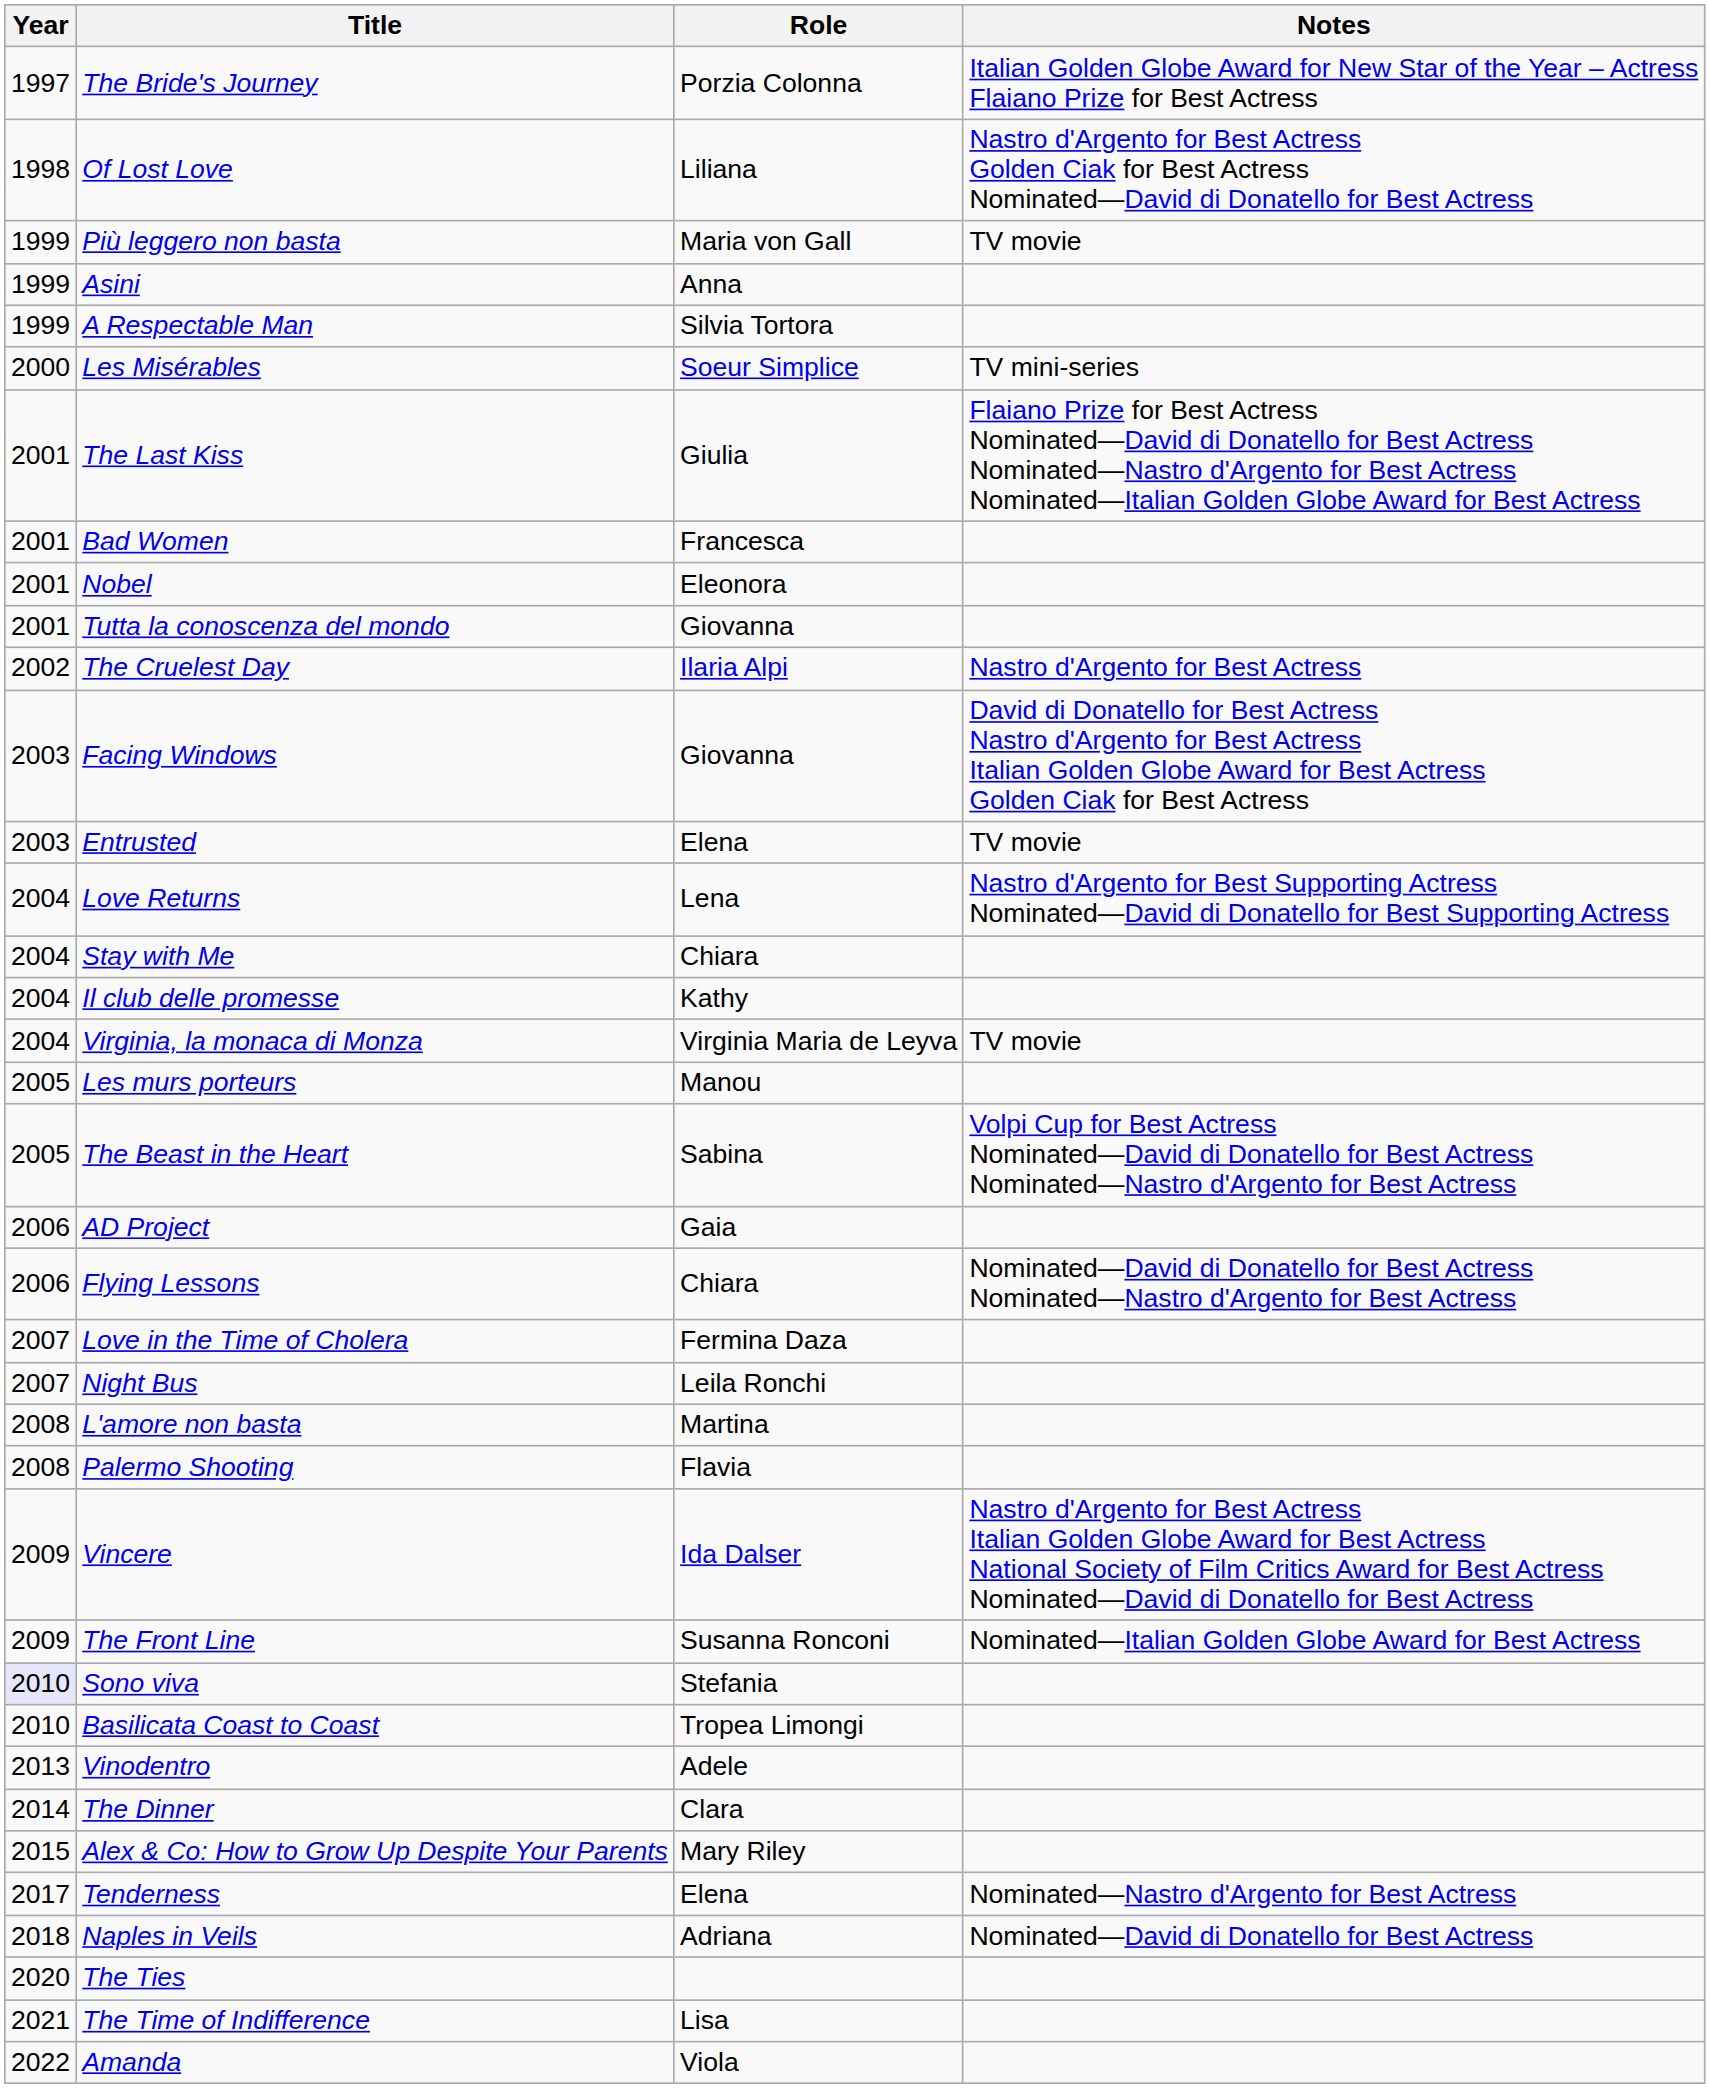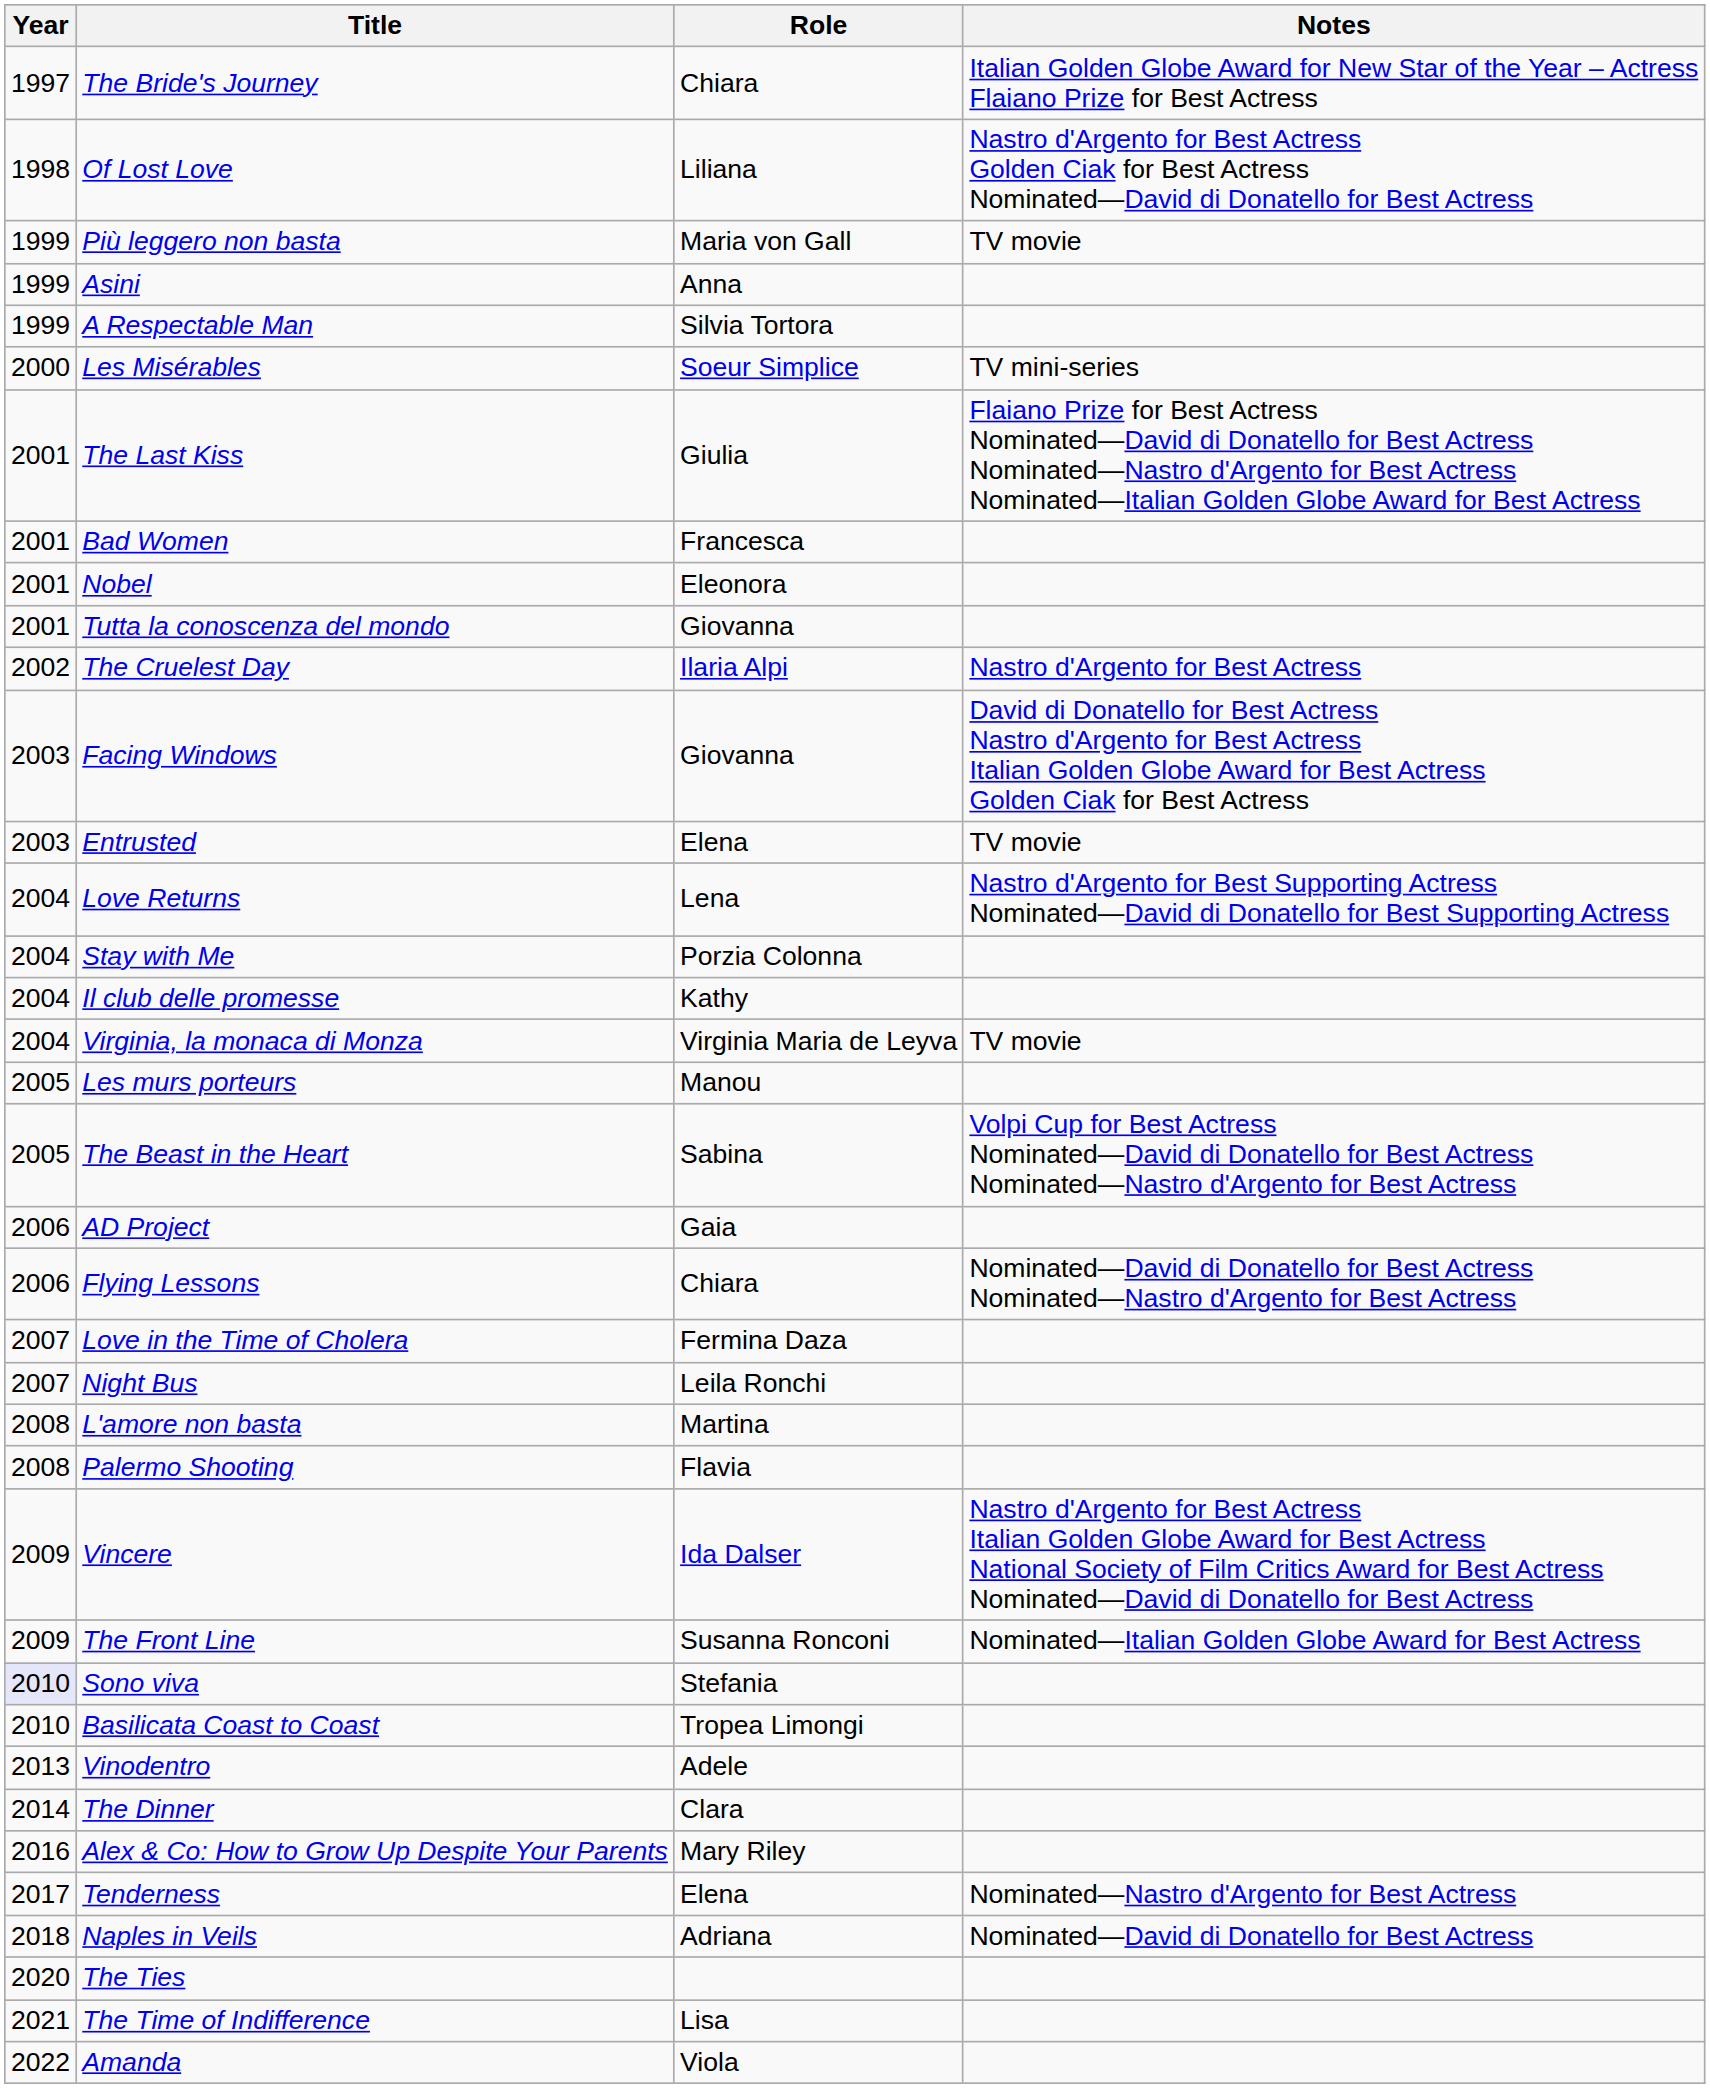(771, 82) Porzia Colonna -> (719, 82) Chiara
(719, 956) Chiara -> (771, 956) Porzia Colonna
(40, 1851) 2015 -> (40, 1851) 2016
